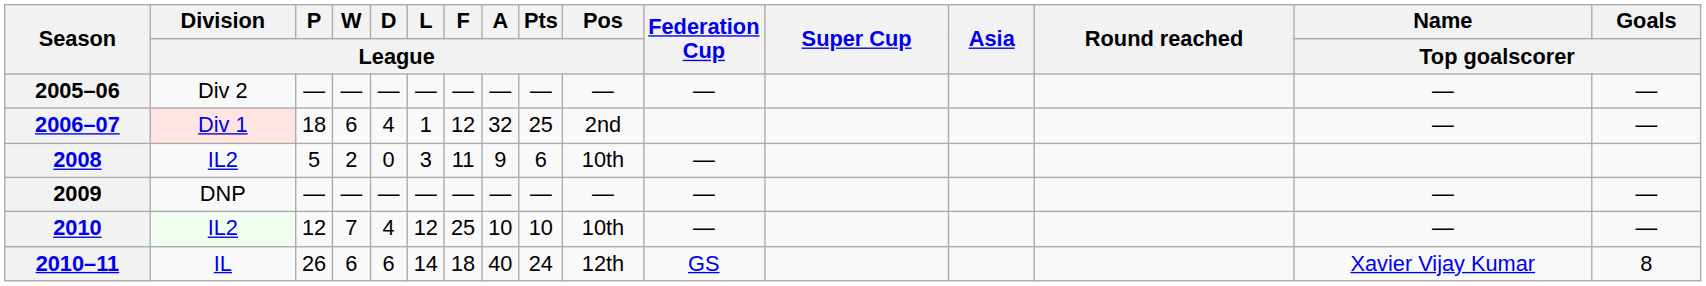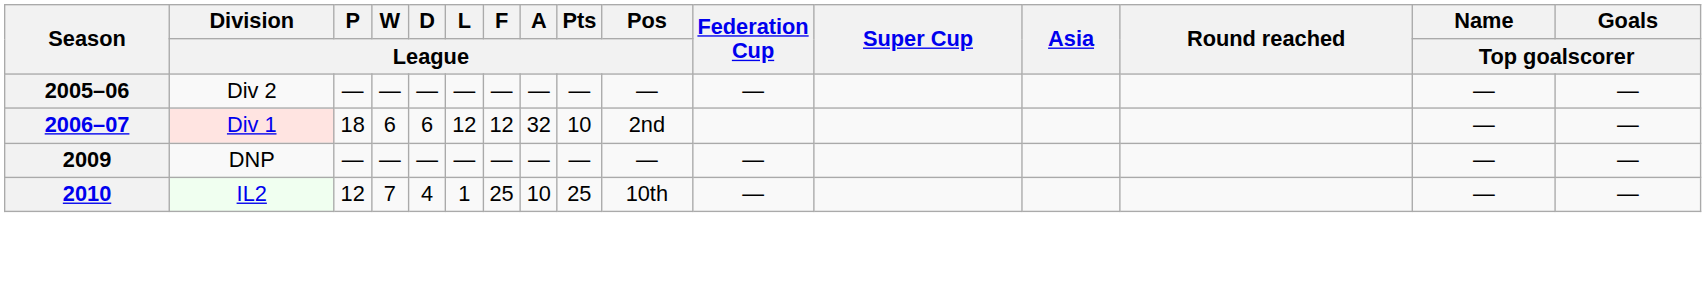(389, 125) 4 -> (427, 125) 6
(426, 125) 1 -> (464, 125) 12
(541, 125) 25 -> (579, 125) 10
- row: (77, 159)
(426, 228) 12 -> (464, 194) 1
(541, 228) 10 -> (579, 194) 25
- row: (77, 263)
